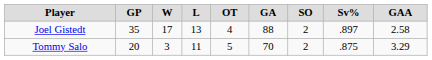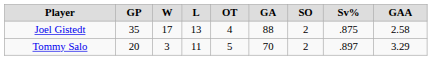(349, 30) .897 -> (349, 30) .875
(349, 47) .875 -> (349, 47) .897
